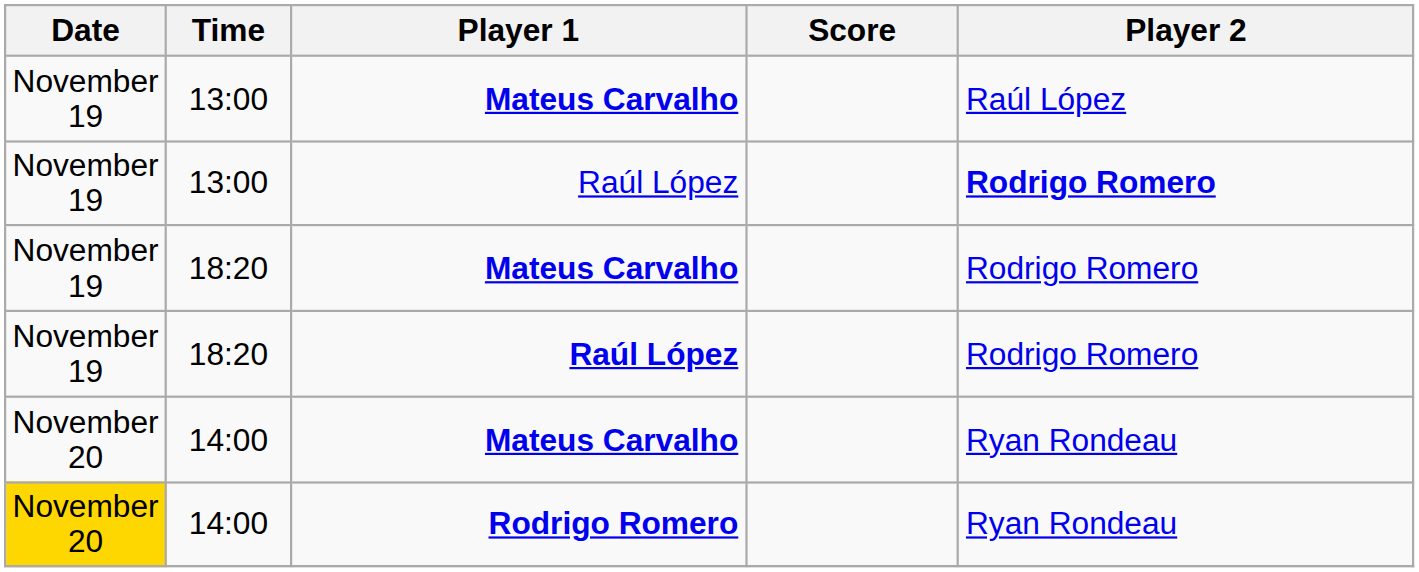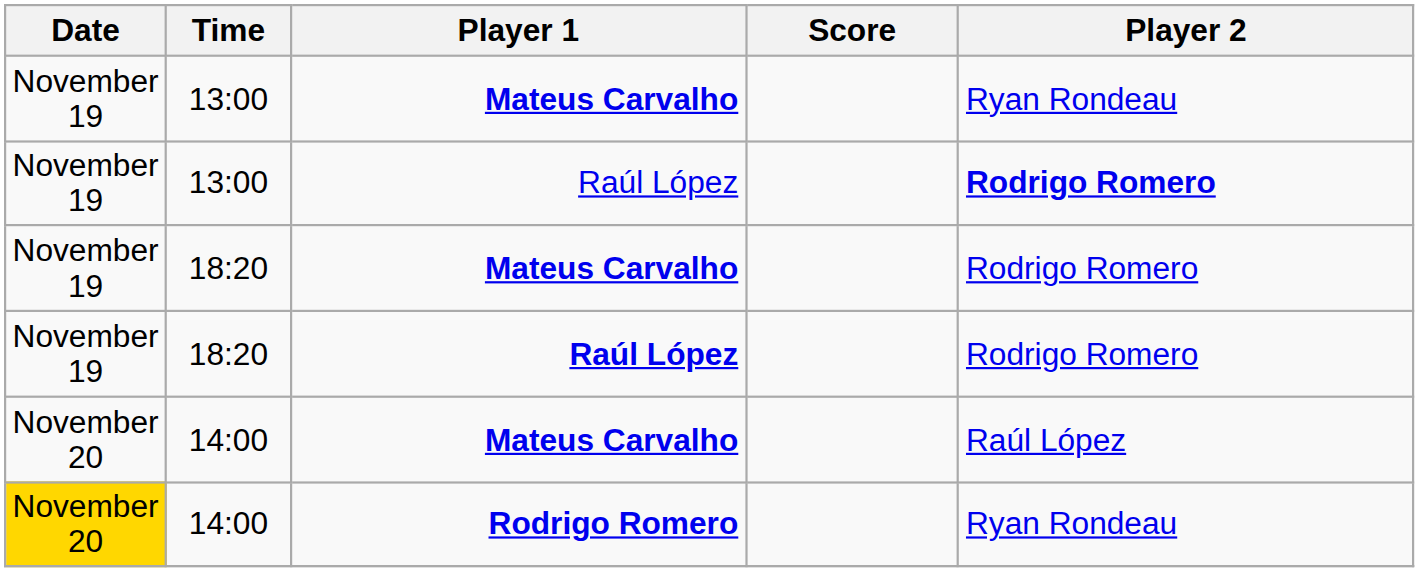(1046, 98) Raúl López -> (1072, 98) Ryan Rondeau
(1072, 439) Ryan Rondeau -> (1046, 439) Raúl López
